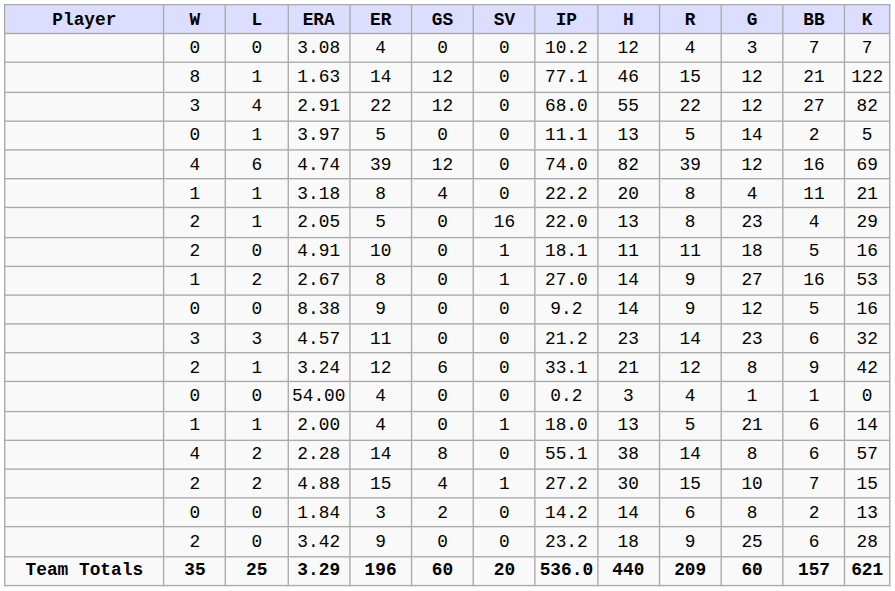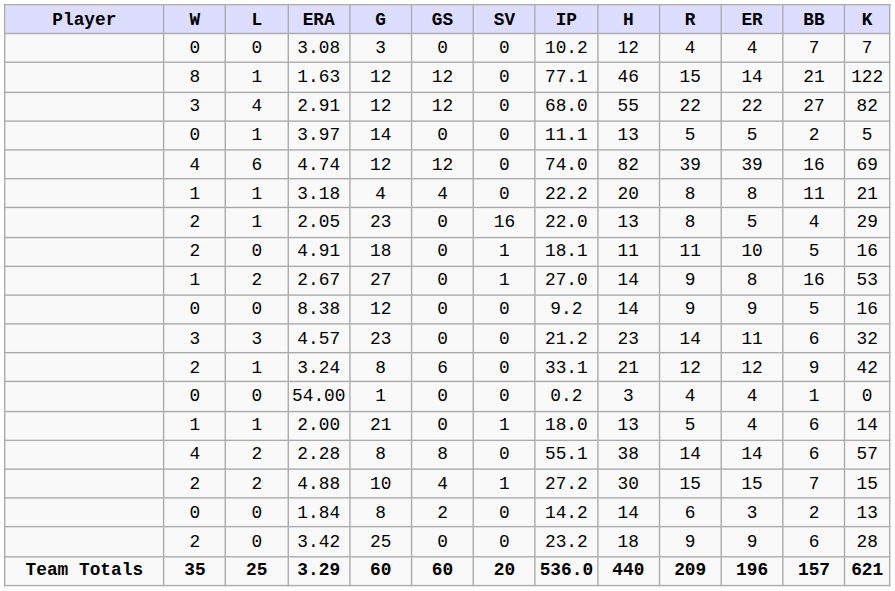columns swapped: (752, 19) <-> (381, 19)
